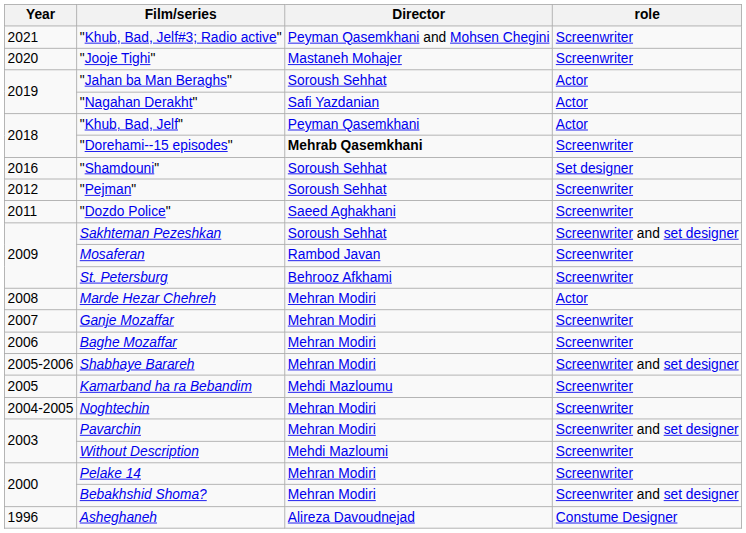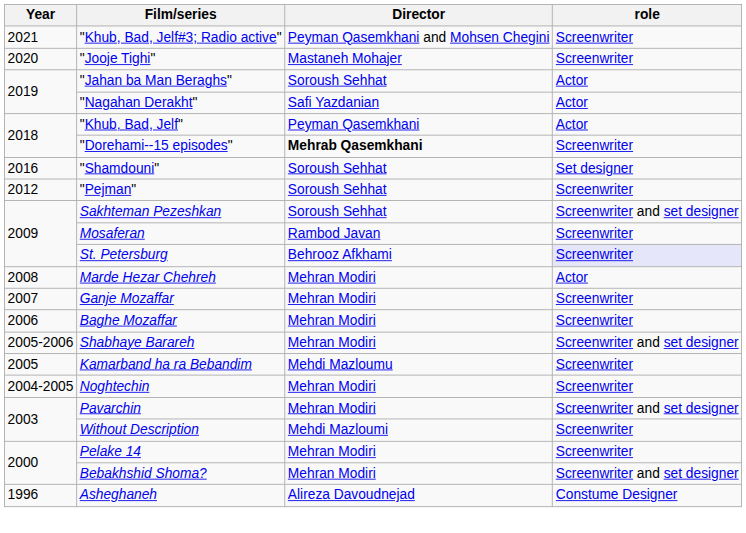- row: (125, 211)
(594, 277) no background -> (594, 255) lavender background
